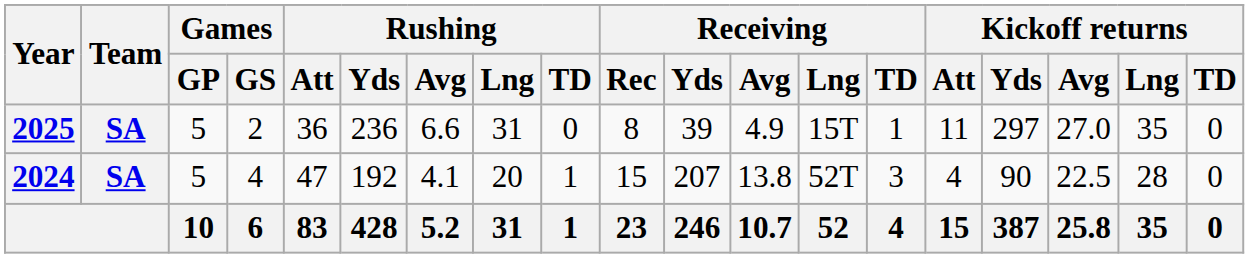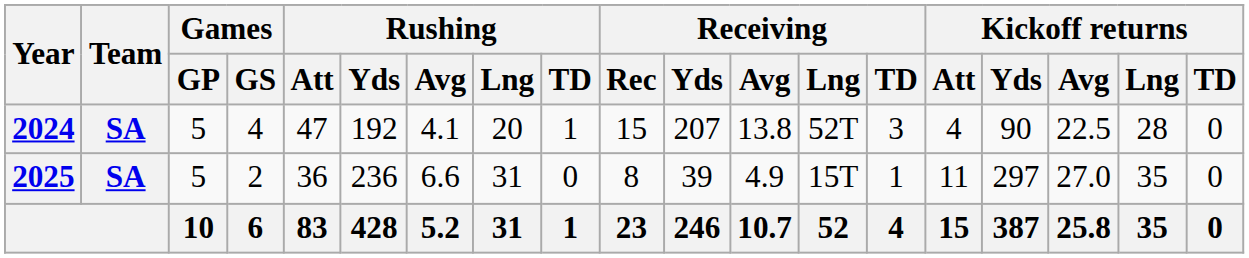rows swapped: (43, 177) <-> (43, 128)
